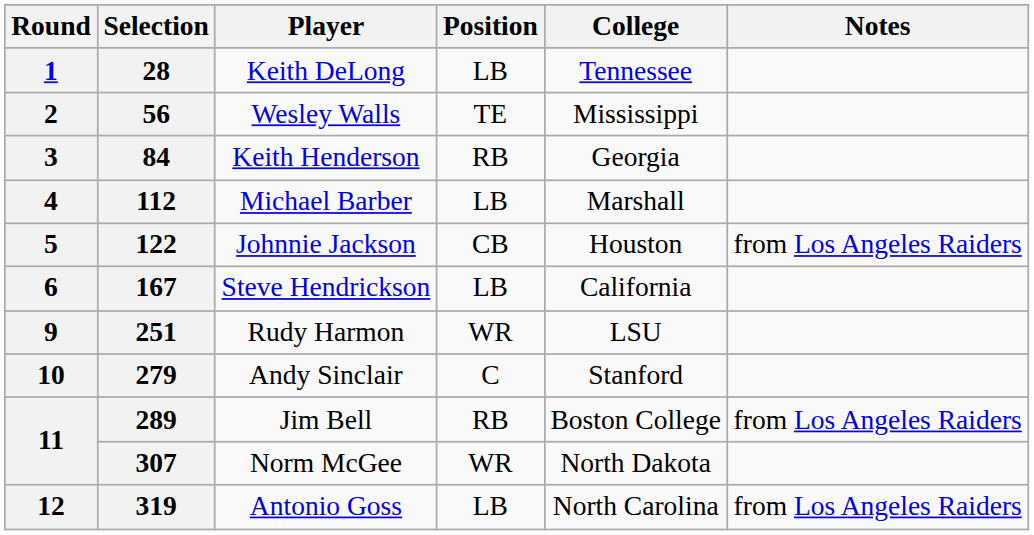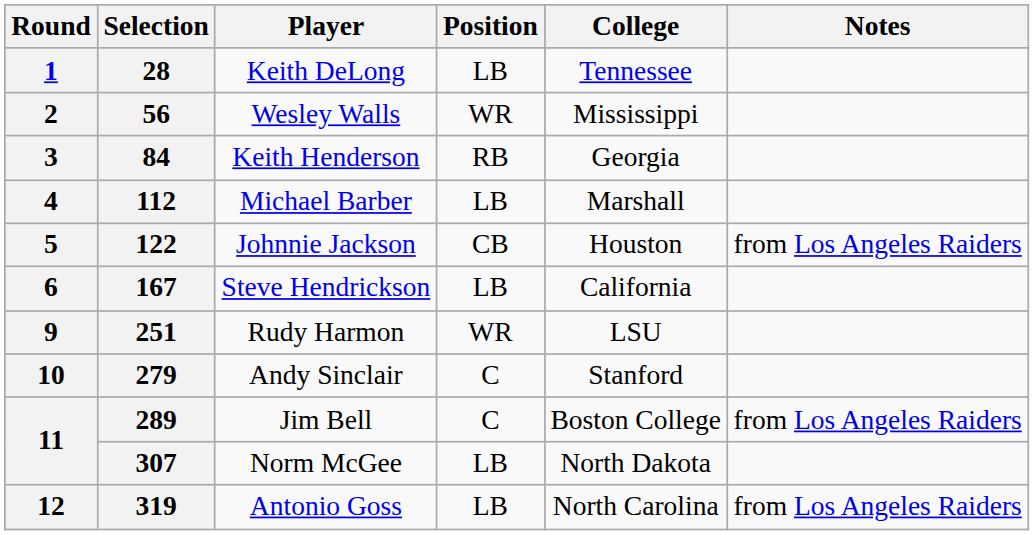(490, 113) TE -> (490, 113) WR
(490, 419) RB -> (490, 419) C
(490, 462) WR -> (490, 462) LB
